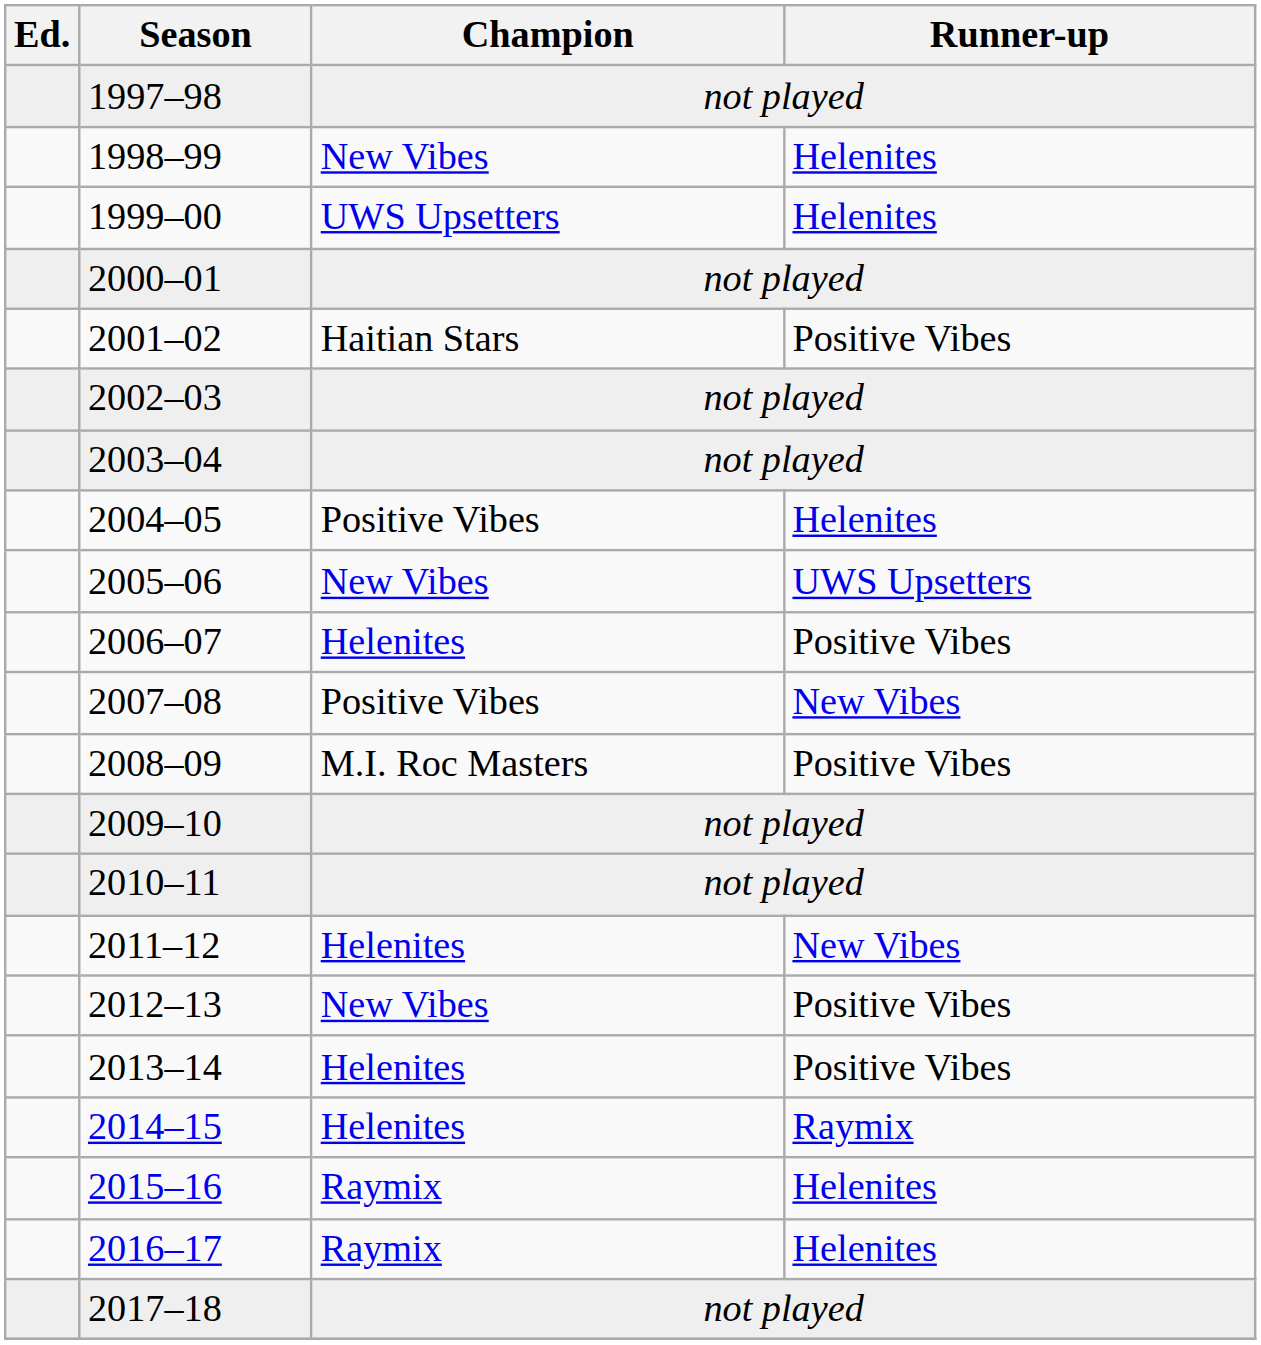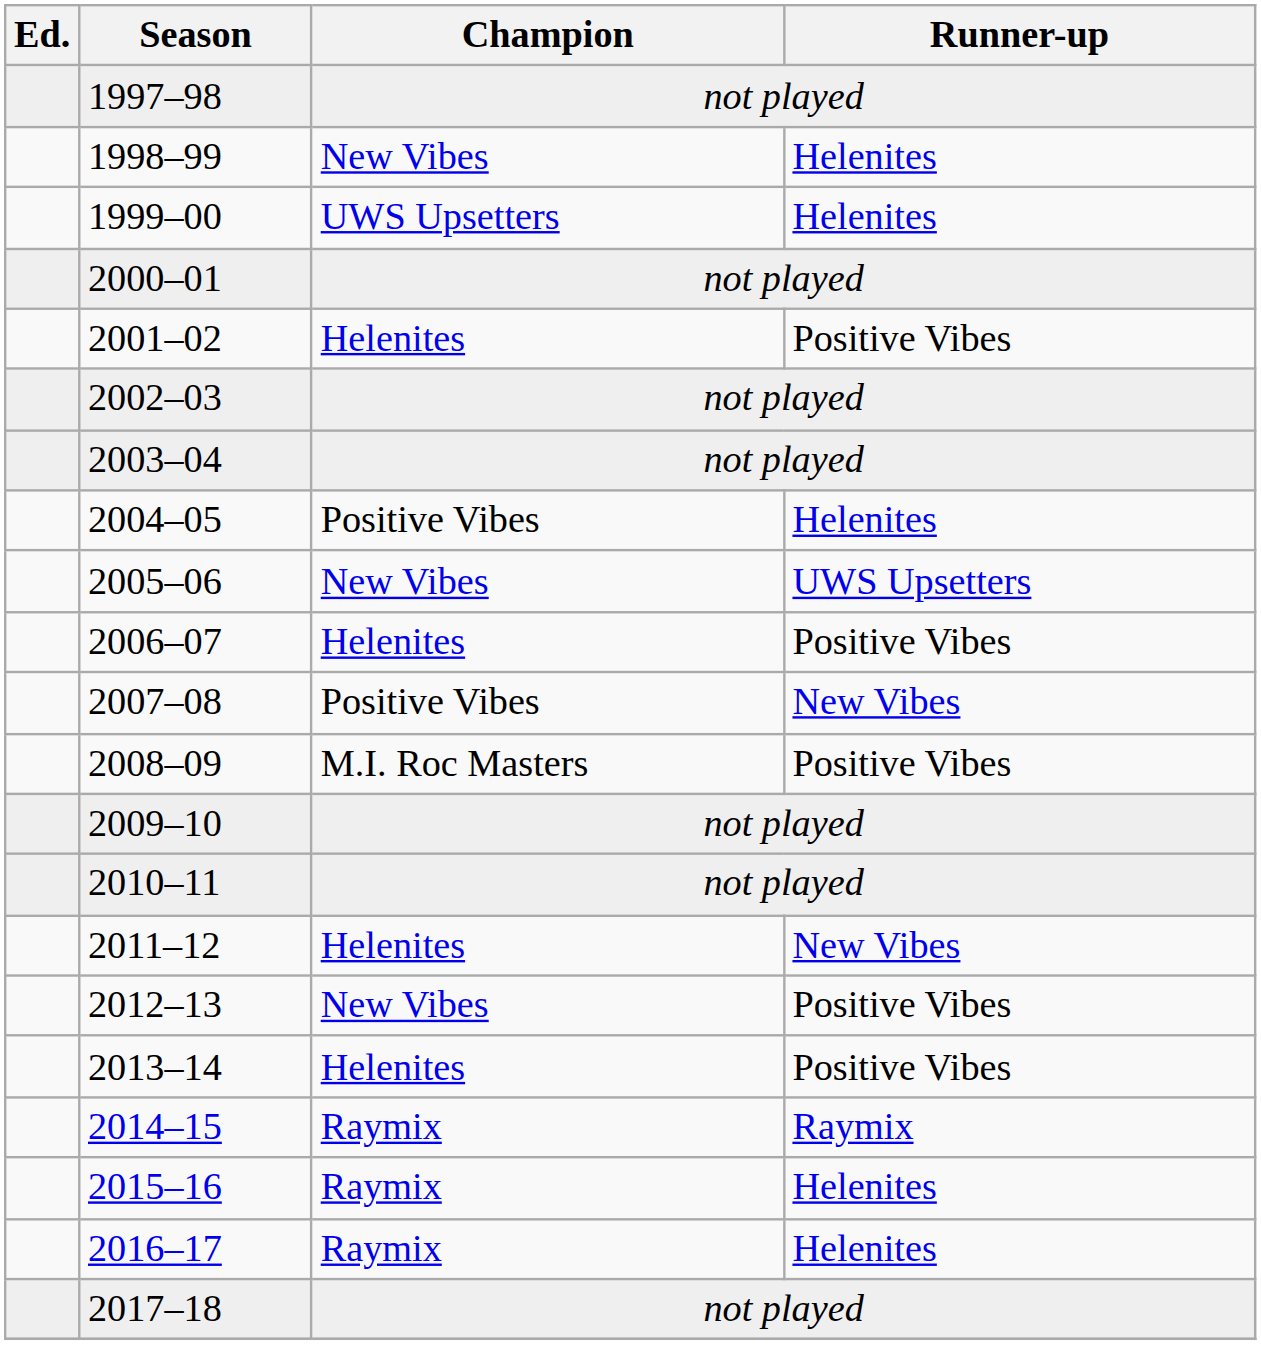(420, 338) Haitian Stars -> (393, 338) Helenites
(393, 1126) Helenites -> (381, 1126) Raymix
